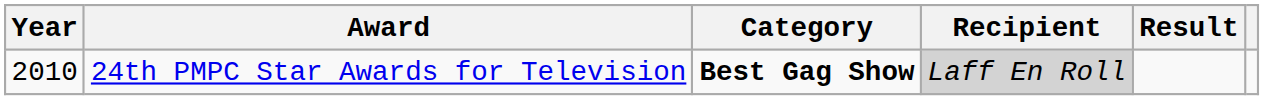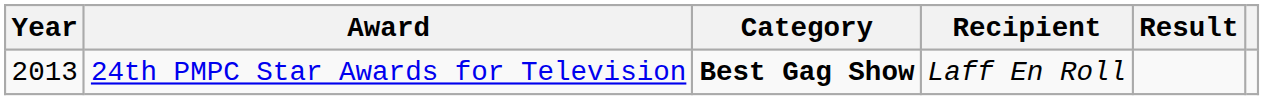(45, 72) 2010 -> (45, 72) 2013
(1027, 72) lightgrey background -> (1027, 72) no background
